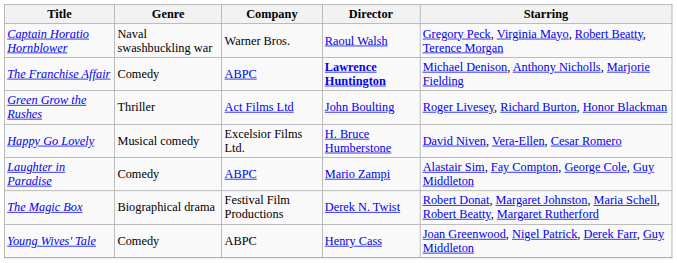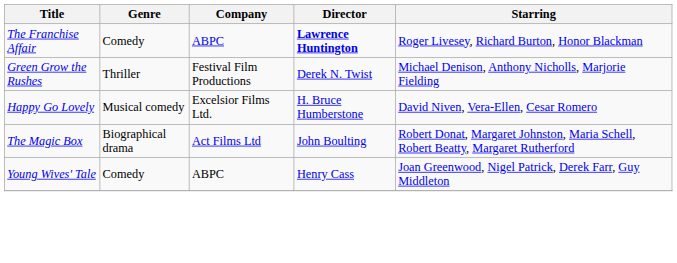- row: (48, 40)
(536, 74) Michael Denison, Anthony Nicholls, Marjorie Fielding -> (520, 40) Roger Livesey, Richard Burton, Honor Blackman
(259, 107) Act Films Ltd -> (225, 74) Festival Film Productions
(360, 107) John Boulting -> (334, 74) Derek N. Twist
(545, 107) Roger Livesey, Richard Burton, Honor Blackman -> (512, 74) Michael Denison, Anthony Nicholls, Marjorie Fielding
- row: (36, 174)
(257, 207) Festival Film Productions -> (226, 140) Act Films Ltd
(362, 207) Derek N. Twist -> (332, 140) John Boulting
